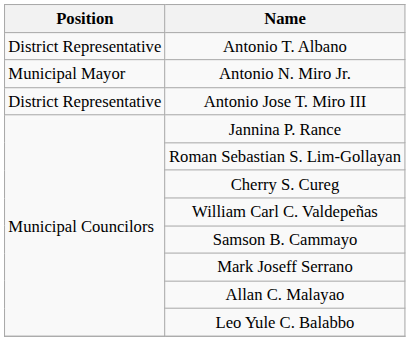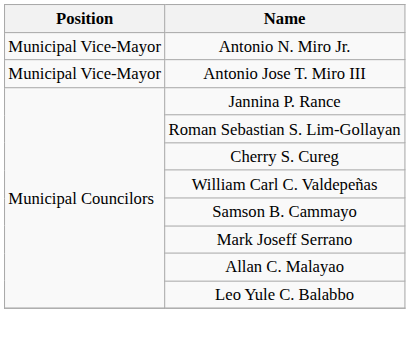- row: (285, 46)
(67, 74) Municipal Mayor -> (85, 46) Municipal Vice-Mayor
(85, 101) District Representative -> (85, 74) Municipal Vice-Mayor
